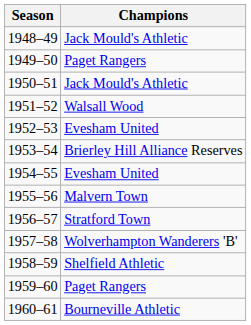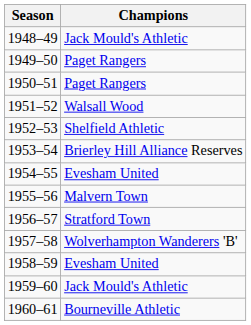(126, 83) Jack Mould's Athletic -> (105, 83) Paget Rangers
(111, 128) Evesham United -> (114, 128) Shelfield Athletic
(114, 264) Shelfield Athletic -> (111, 264) Evesham United
(105, 286) Paget Rangers -> (126, 286) Jack Mould's Athletic
